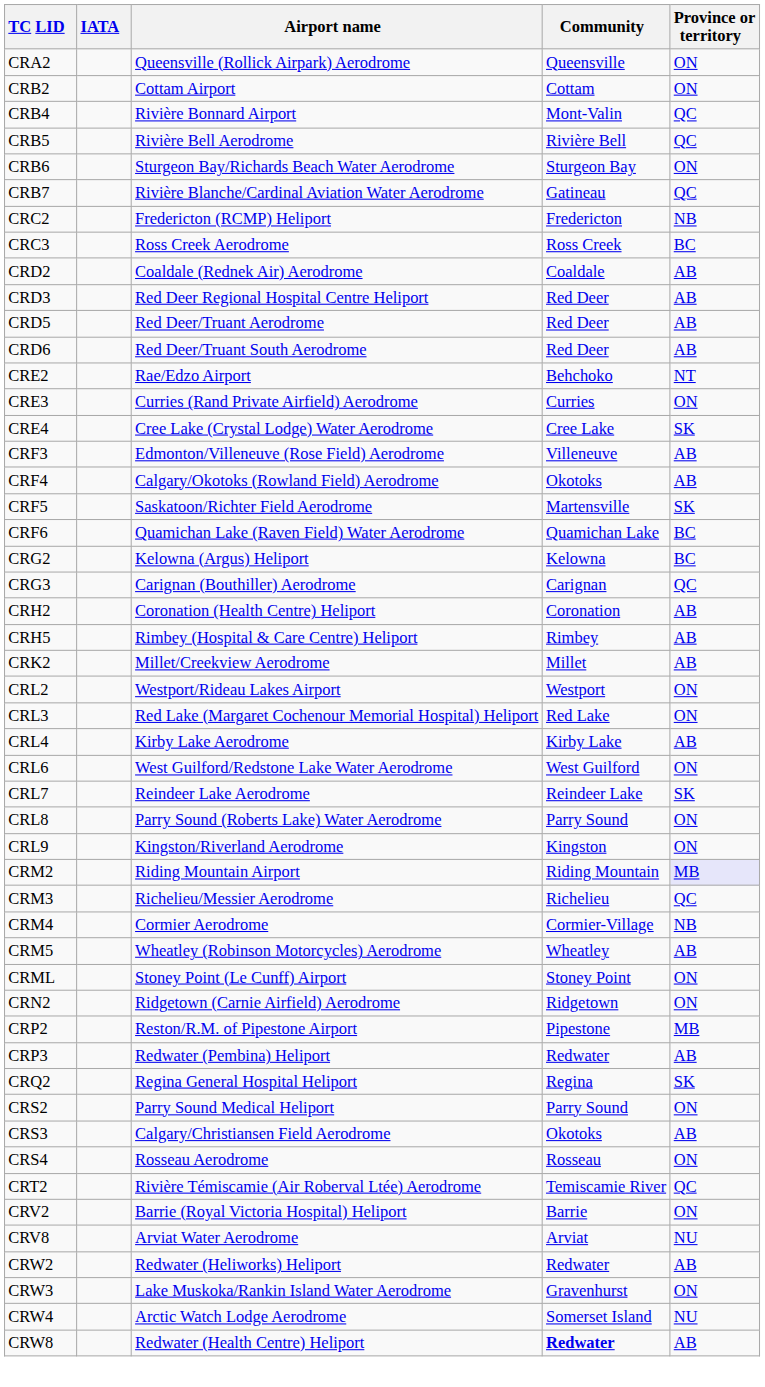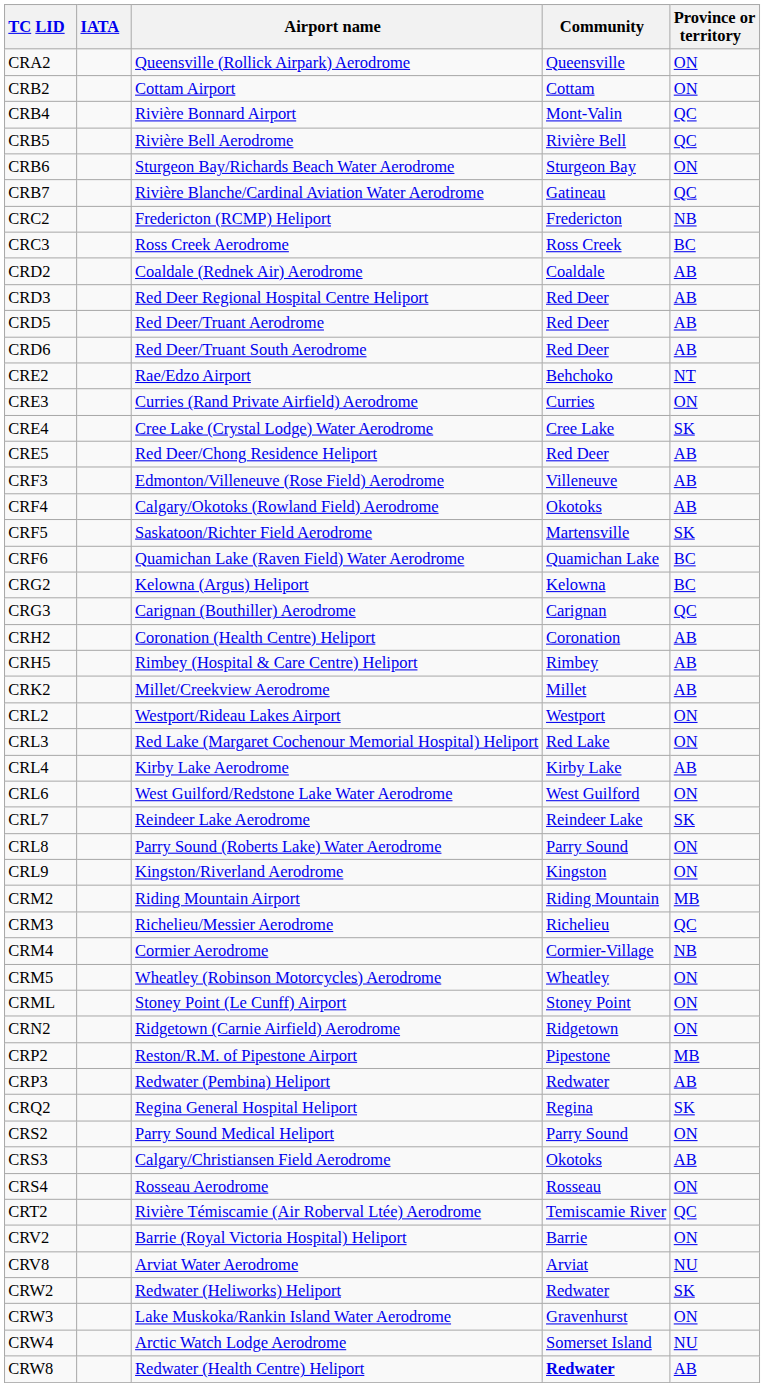+ row: (28, 454)
(687, 872) lavender background -> (687, 898) no background
(685, 950) AB -> (686, 977) ON
(685, 1264) AB -> (684, 1290) SK
